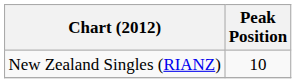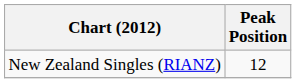(258, 63) 10 -> (258, 63) 12
